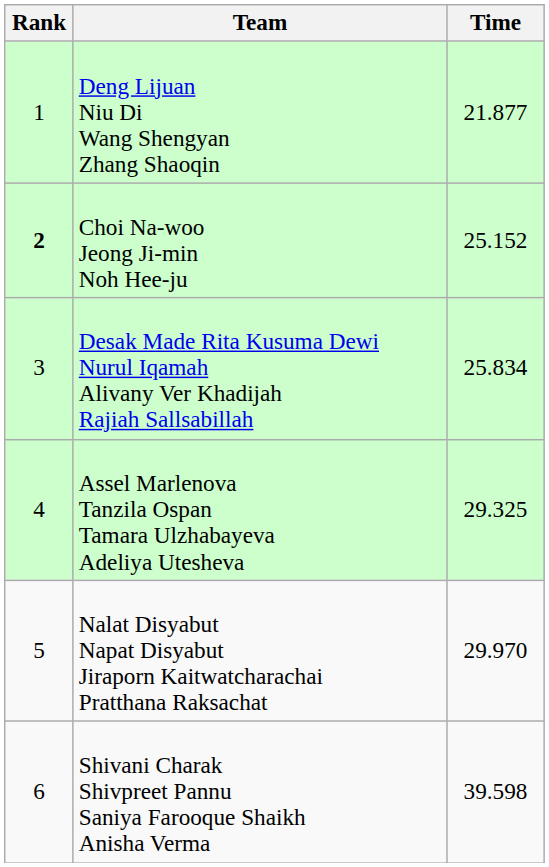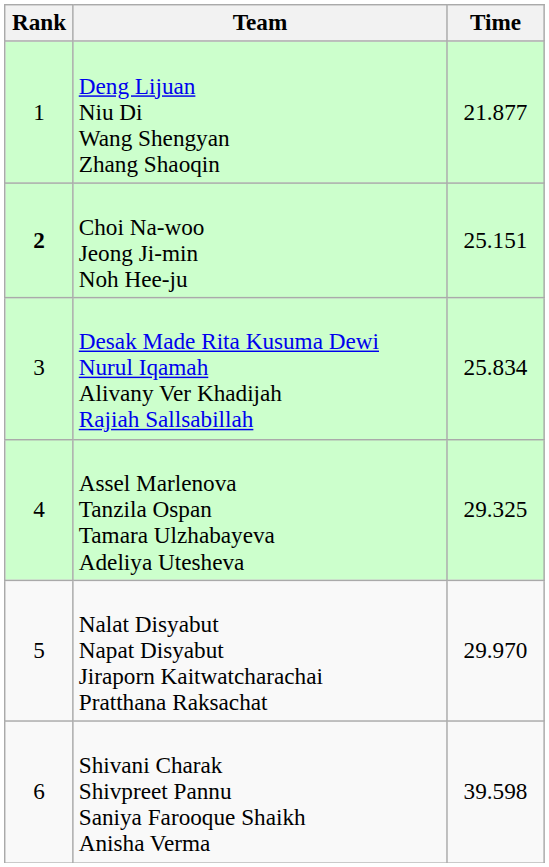(495, 240) 25.152 -> (495, 240) 25.151
